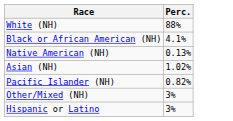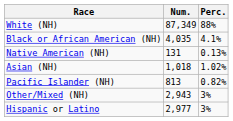+ column: (181, 11)
